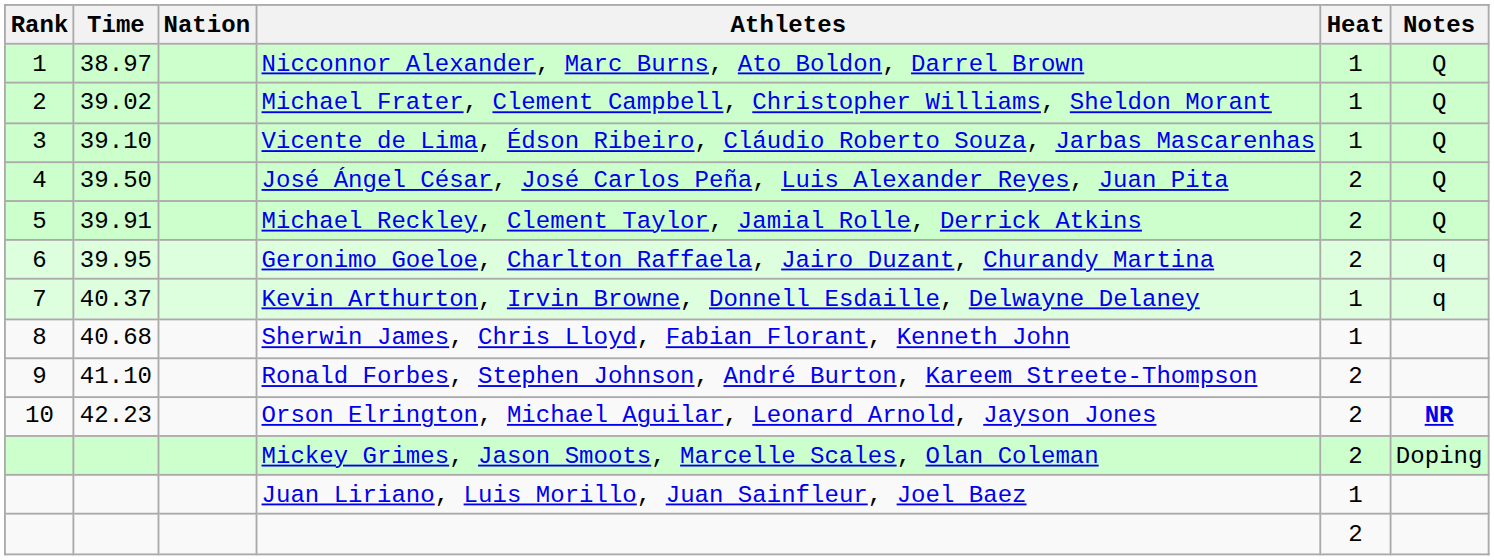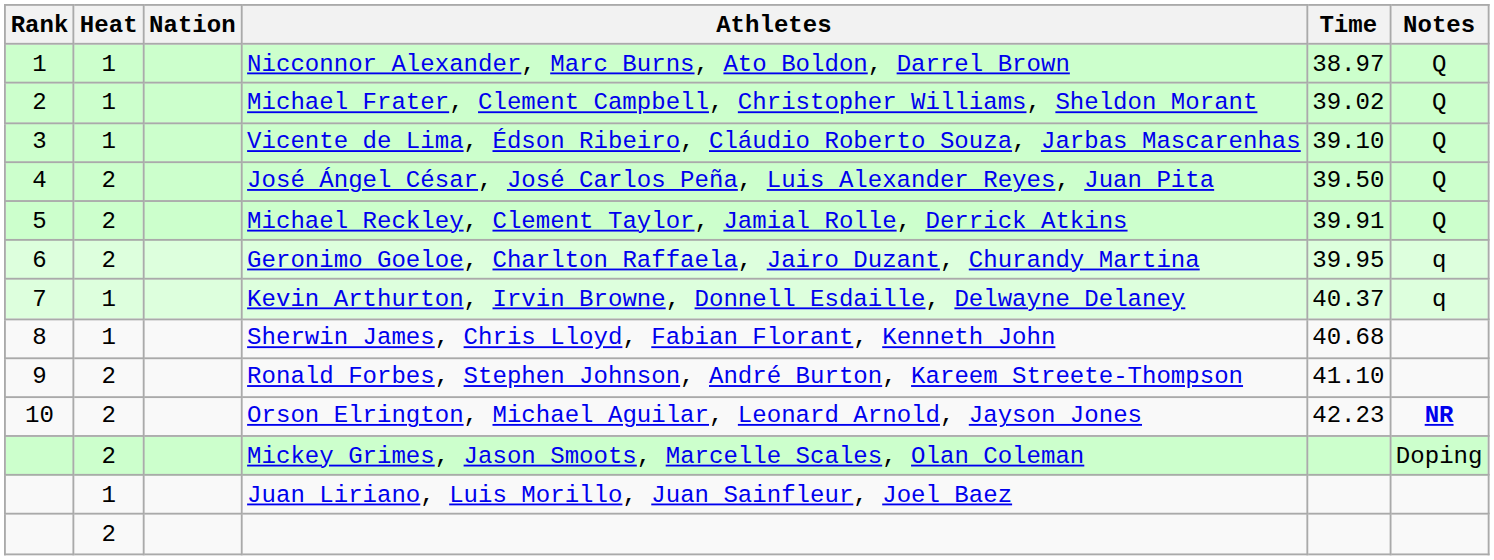columns swapped: (1356, 25) <-> (116, 25)
